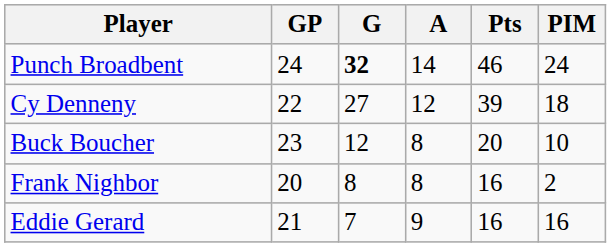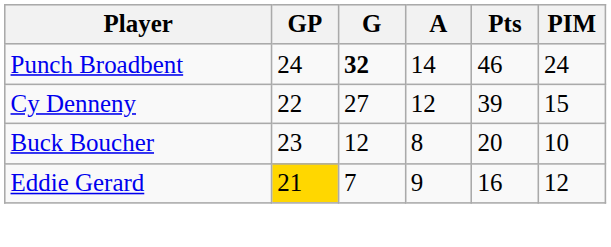(557, 103) 18 -> (557, 103) 15
- row: (84, 182)
(290, 222) no background -> (290, 182) gold background
(557, 222) 16 -> (557, 182) 12
